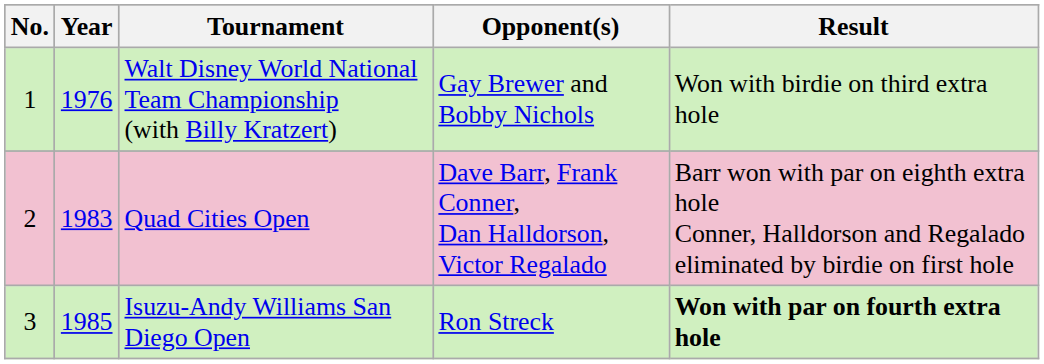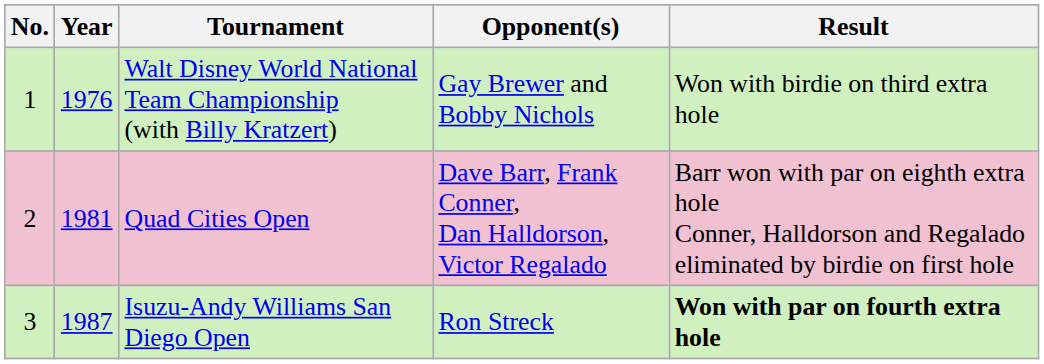(87, 218) 1983 -> (87, 218) 1981
(87, 322) 1985 -> (87, 322) 1987
